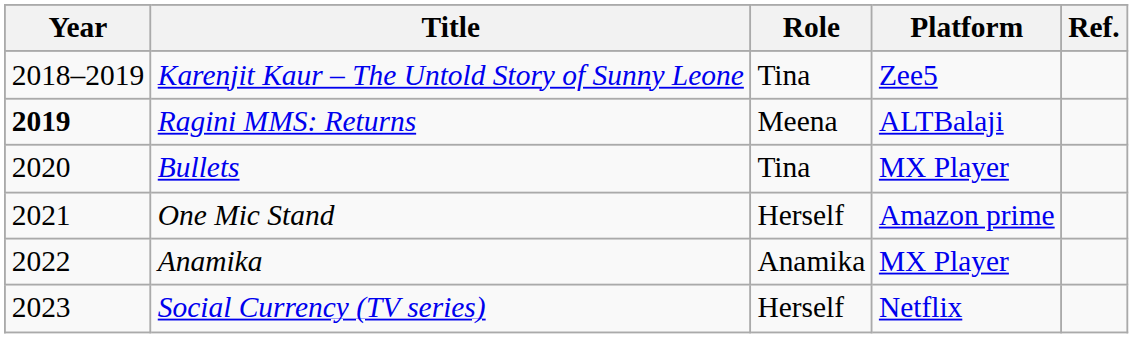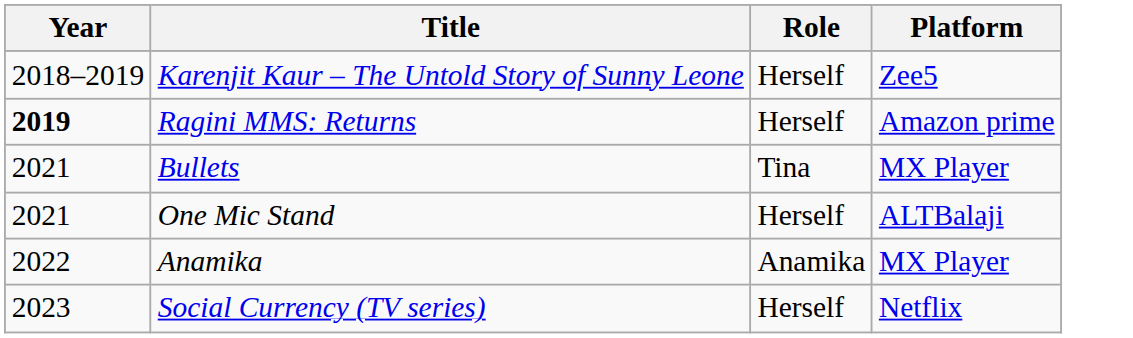- column: (1094, 27)
(784, 74) Tina -> (801, 74) Herself
(797, 121) Meena -> (801, 121) Herself
(941, 121) ALTBalaji -> (967, 121) Amazon prime
(41, 167) 2020 -> (41, 167) 2021
(967, 214) Amazon prime -> (941, 214) ALTBalaji
